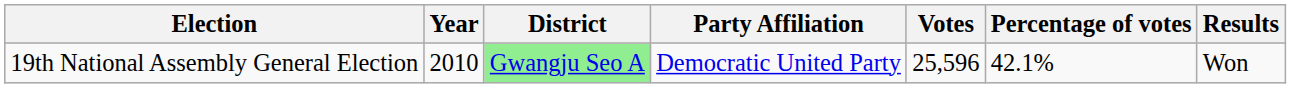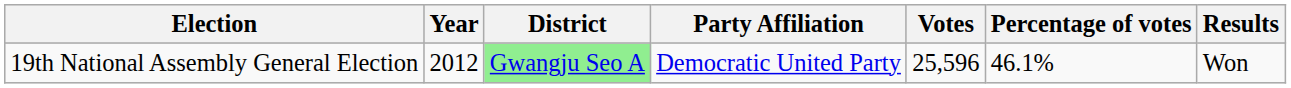(454, 62) 2010 -> (454, 62) 2012
(1022, 62) 42.1% -> (1022, 62) 46.1%
